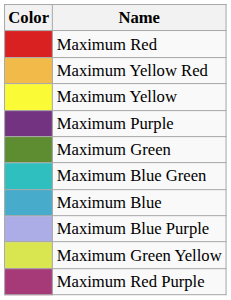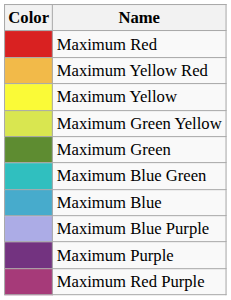rows swapped: (139, 255) <-> (115, 123)
